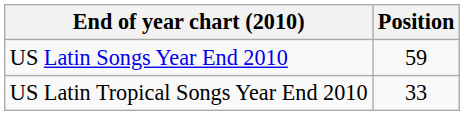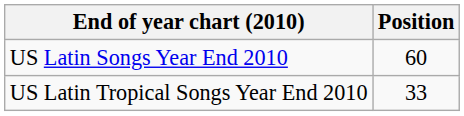(416, 57) 59 -> (416, 57) 60
